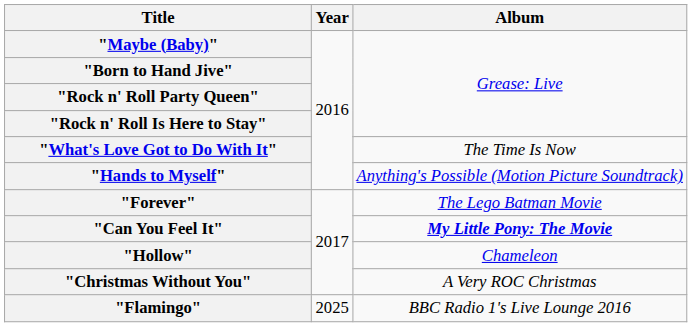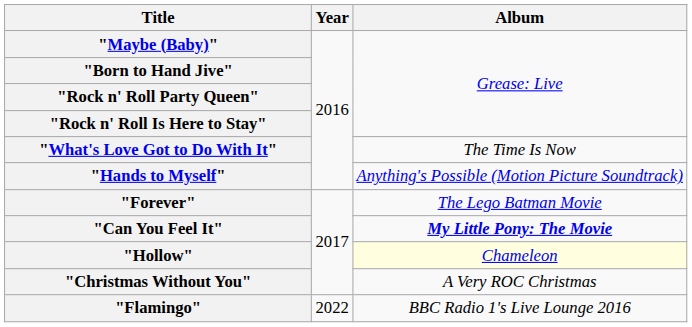(520, 255) no background -> (520, 255) lightyellow background
(332, 307) 2025 -> (332, 307) 2022
